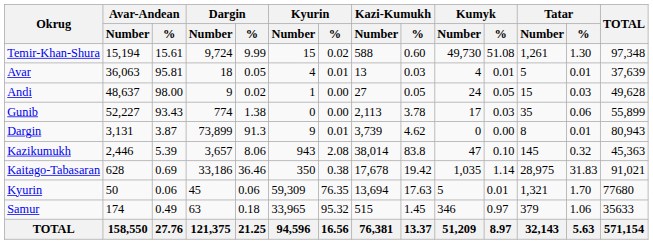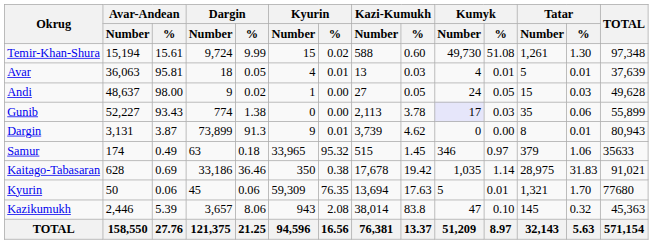(475, 111) no background -> (475, 111) lavender background
rows swapped: (39, 151) <-> (23, 209)
